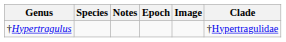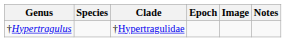columns swapped: (242, 12) <-> (125, 12)
